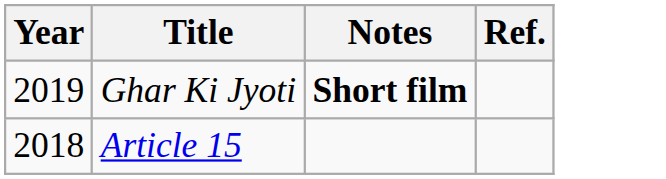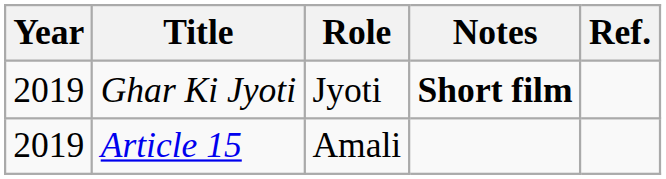+ column: (357, 32)
(49, 145) 2018 -> (49, 145) 2019
